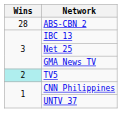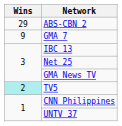(23, 24) 28 -> (23, 24) 29
+ row: (55, 37)
